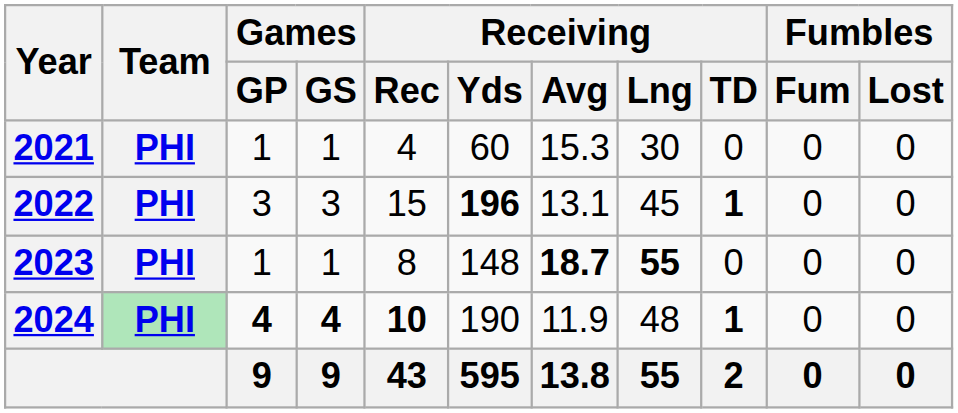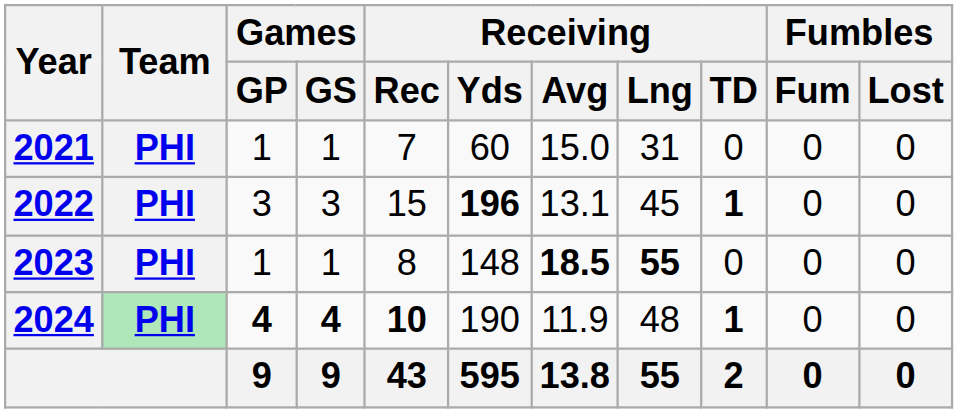(407, 147) 4 -> (407, 147) 7
(575, 147) 15.3 -> (575, 147) 15.0
(660, 147) 30 -> (660, 147) 31
(575, 262) 18.7 -> (575, 262) 18.5
